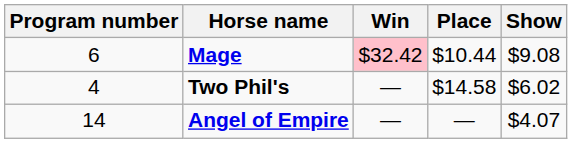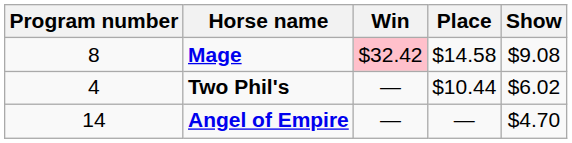(94, 54) 6 -> (94, 54) 8
(464, 54) $10.44 -> (464, 54) $14.58
(464, 87) $14.58 -> (464, 87) $10.44
(534, 120) $4.07 -> (534, 120) $4.70
